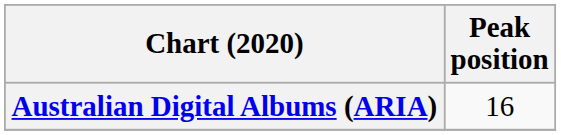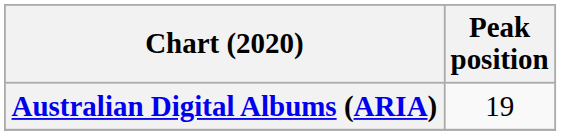(500, 105) 16 -> (500, 105) 19
